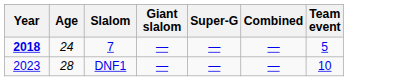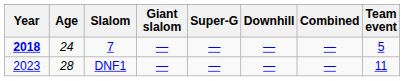+ column: (269, 20)
(325, 66) 10 -> (381, 66) 11
